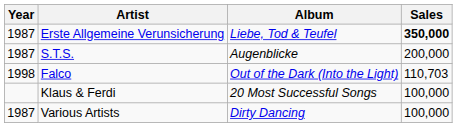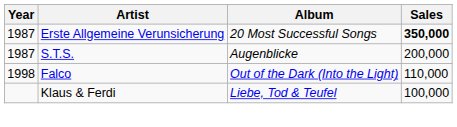(283, 34) Liebe, Tod & Teufel -> (303, 34) 20 Most Successful Songs
(426, 74) 110,703 -> (426, 74) 110,000
(303, 93) 20 Most Successful Songs -> (283, 93) Liebe, Tod & Teufel
- row: (80, 113)
